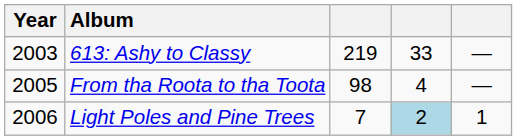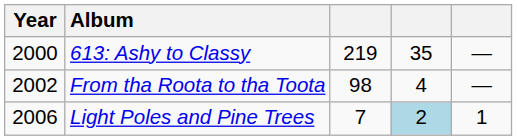(35, 53) 2003 -> (35, 53) 2000
(421, 53) 33 -> (421, 53) 35
(35, 85) 2005 -> (35, 85) 2002
